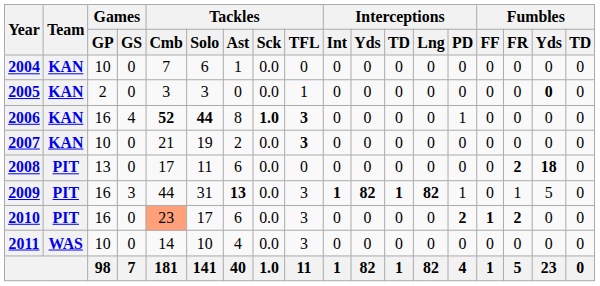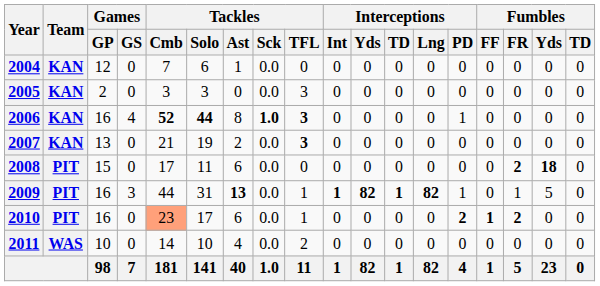(103, 67) 10 -> (103, 67) 12
(304, 92) 1 -> (304, 92) 3
(549, 92) bold -> (549, 92) normal
(103, 142) 10 -> (103, 142) 13
(103, 167) 13 -> (103, 167) 15
(304, 192) 3 -> (304, 192) 1
(304, 218) 3 -> (304, 218) 1
(304, 243) 3 -> (304, 243) 2
